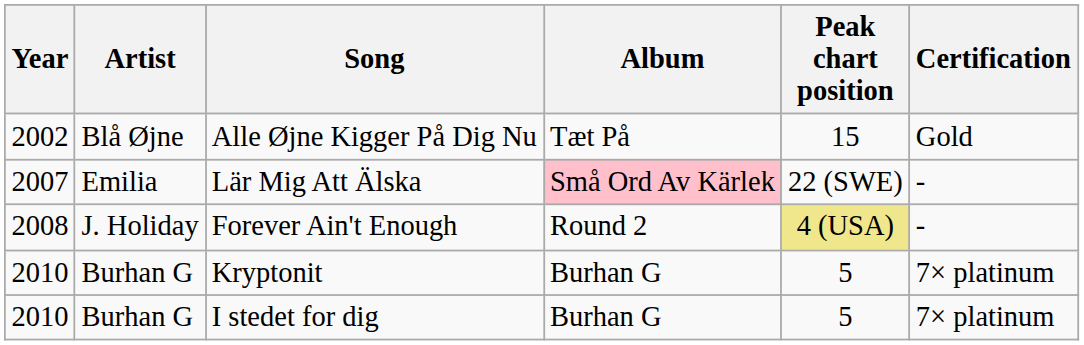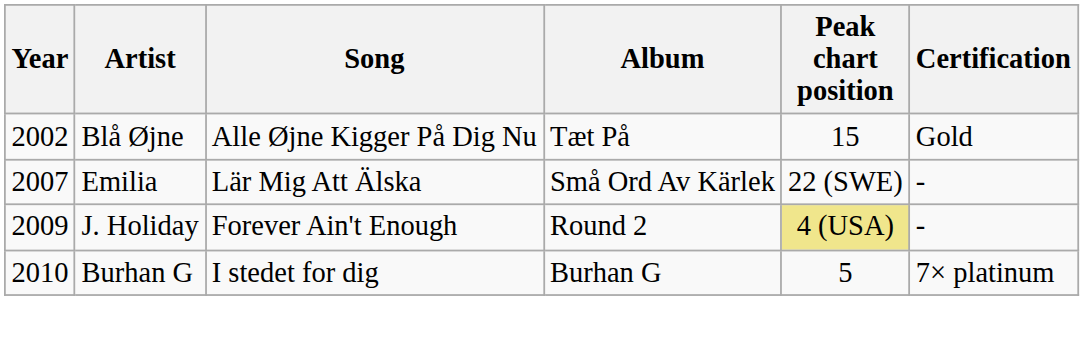(662, 181) pink background -> (662, 181) no background
(40, 226) 2008 -> (40, 226) 2009
- row: (267, 271)
